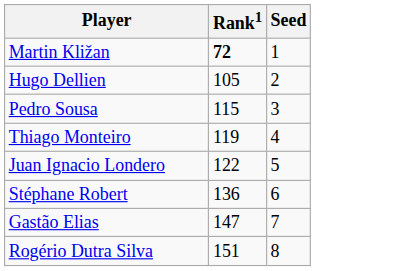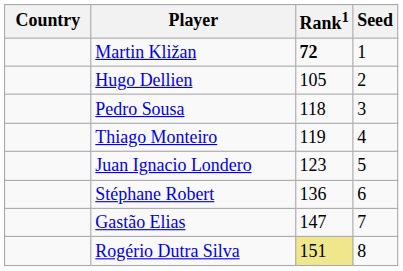+ column: (48, 21)
(226, 108) 115 -> (313, 108) 118
(226, 165) 122 -> (313, 165) 123
(226, 250) no background -> (313, 250) khaki background
